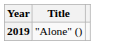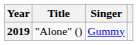+ column: (106, 13)
